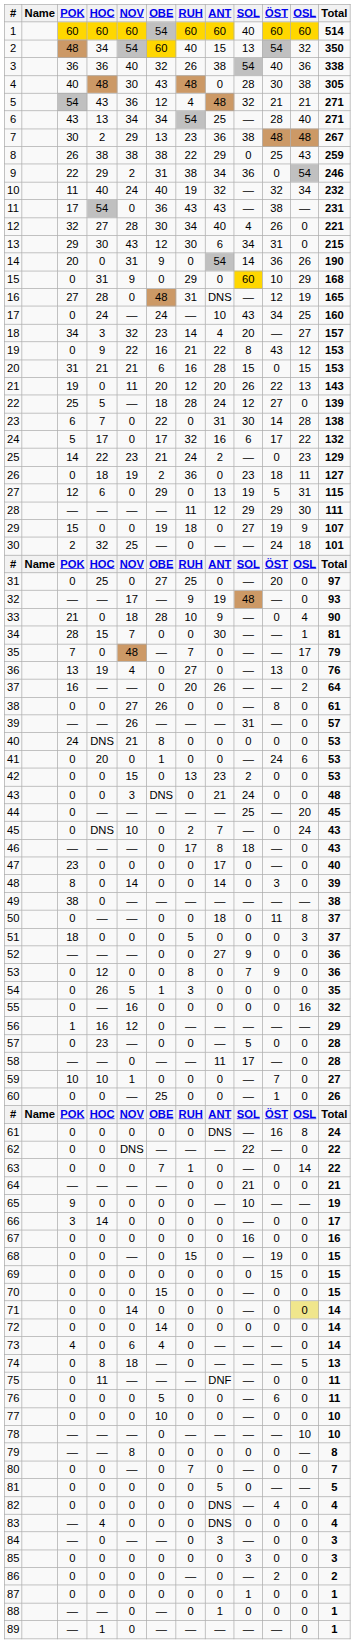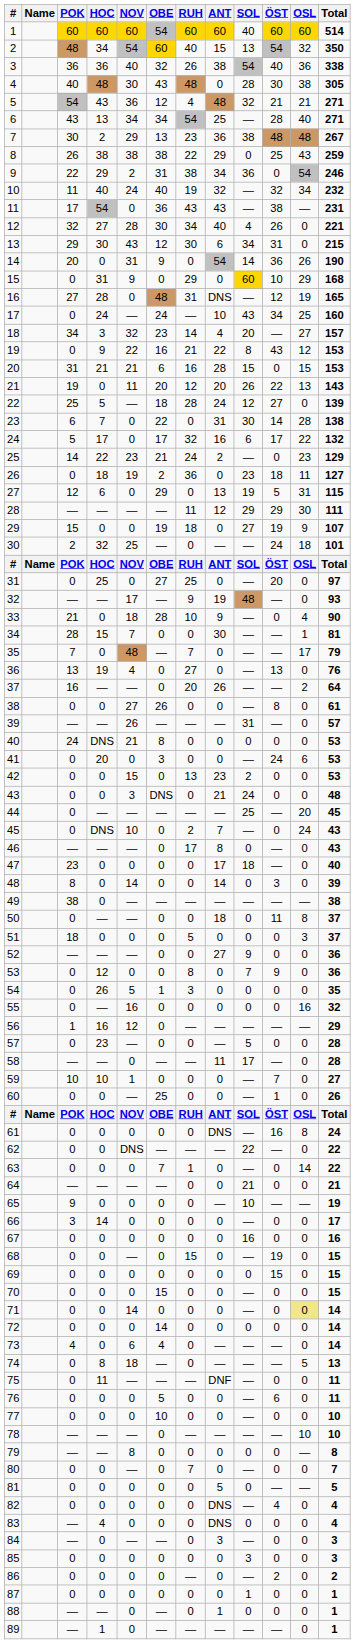(161, 759) 1 -> (161, 759) 3
(248, 848) 18 -> (248, 848) 0
(248, 865) 0 -> (248, 865) 18
